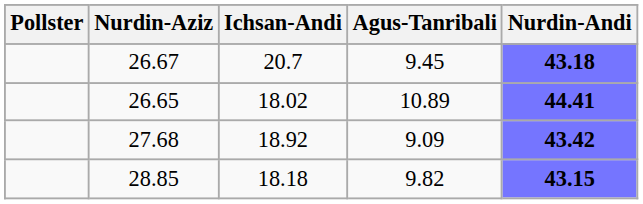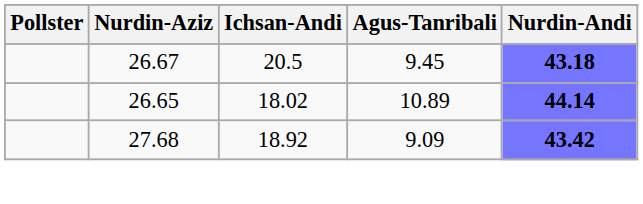(283, 62) 20.7 -> (283, 62) 20.5
(570, 101) 44.41 -> (570, 101) 44.14
- row: (154, 178)
